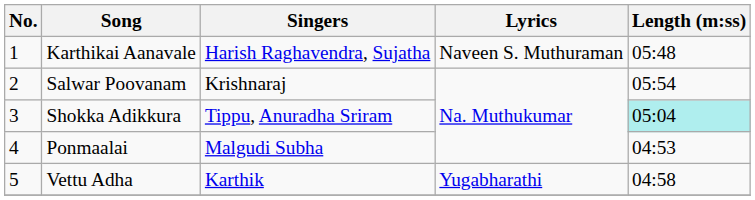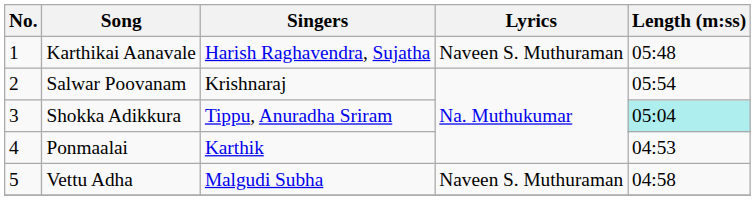(264, 147) Malgudi Subha -> (234, 147) Karthik
(234, 179) Karthik -> (264, 179) Malgudi Subha
(491, 179) Yugabharathi -> (531, 179) Naveen S. Muthuraman
